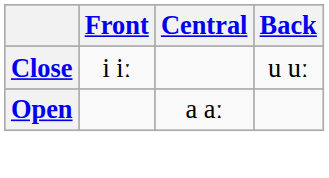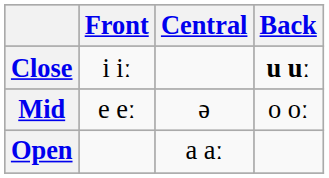(288, 67) normal -> (288, 67) bold
+ row: (42, 109)
